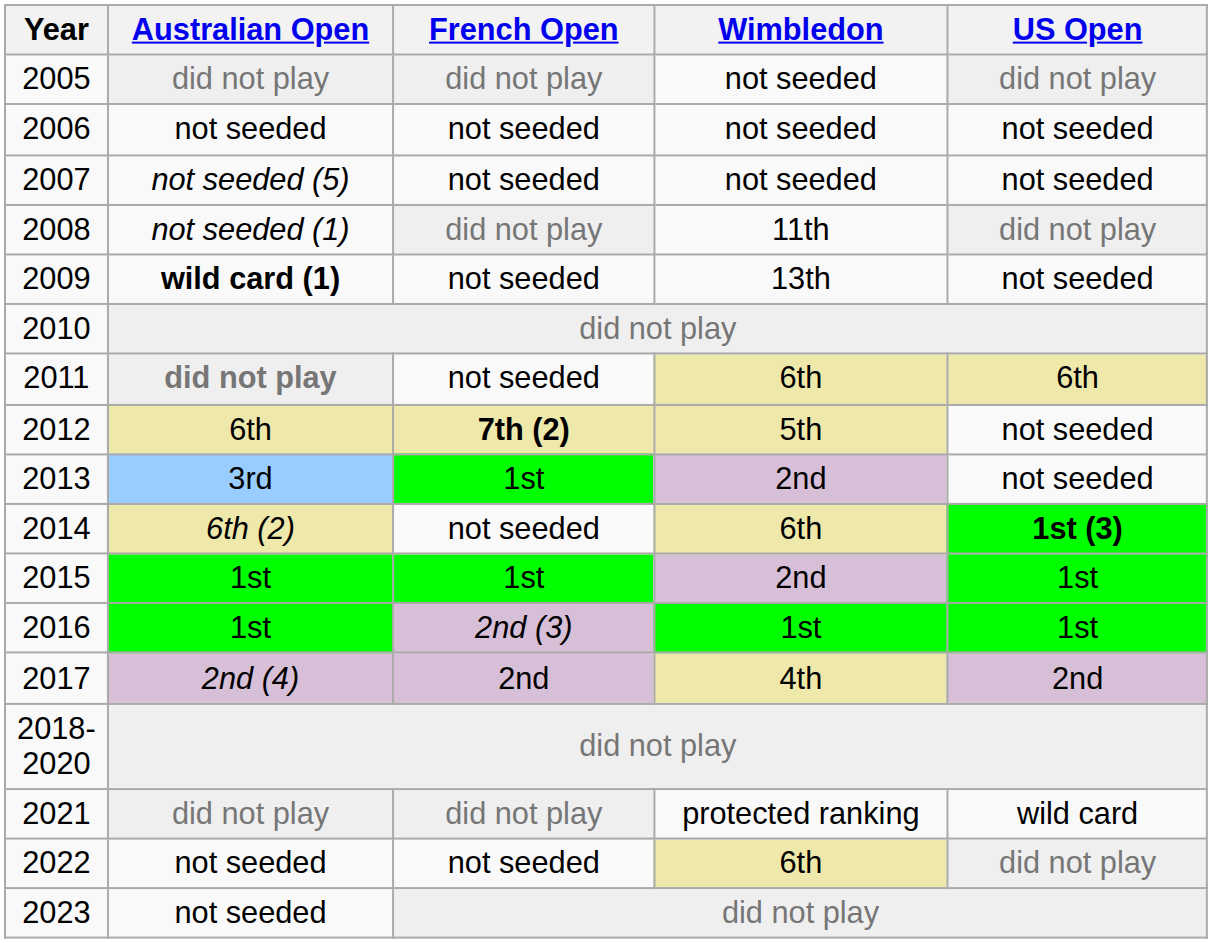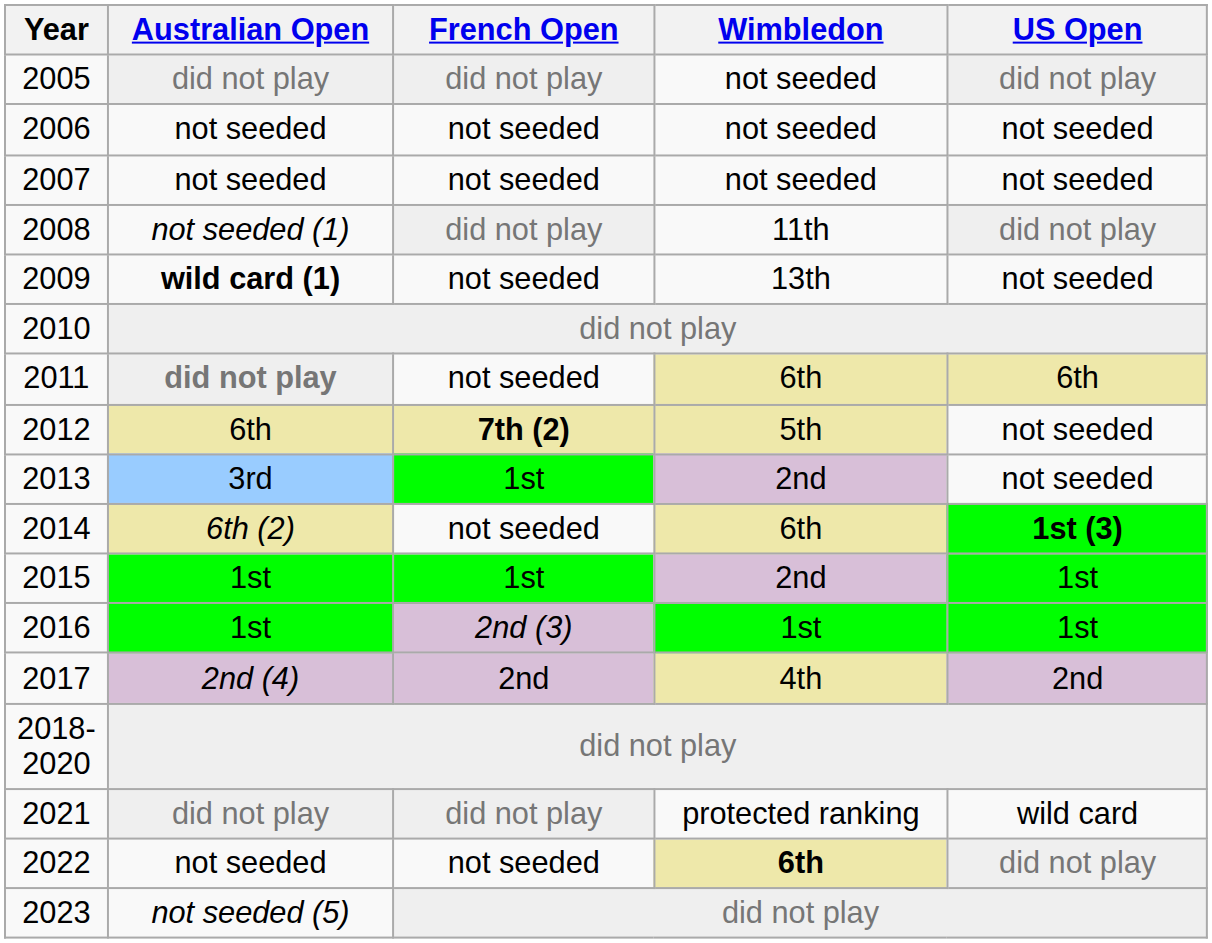(251, 178) not seeded (5) -> (251, 178) not seeded
(801, 862) normal -> (801, 862) bold
(251, 912) not seeded -> (251, 912) not seeded (5)
